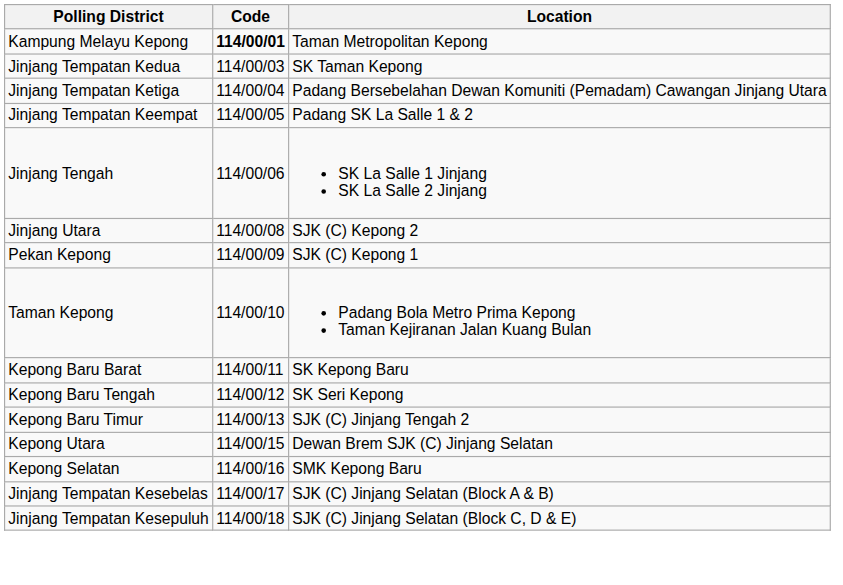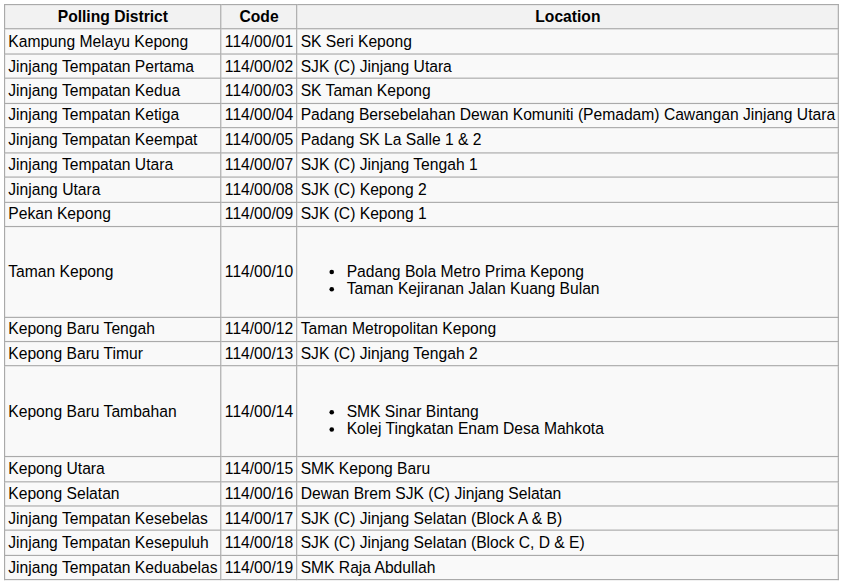(251, 41) bold -> (259, 41) normal
(390, 41) Taman Metropolitan Kepong -> (356, 41) SK Seri Kepong
+ row: (101, 66)
- row: (61, 173)
+ row: (91, 164)
- row: (75, 370)
(348, 395) SK Seri Kepong -> (398, 329) Taman Metropolitan Kepong
+ row: (92, 411)
(423, 444) Dewan Brem SJK (C) Jinjang Selatan -> (365, 469) SMK Kepong Baru
(357, 469) SMK Kepong Baru -> (431, 493) Dewan Brem SJK (C) Jinjang Selatan
+ row: (113, 567)
